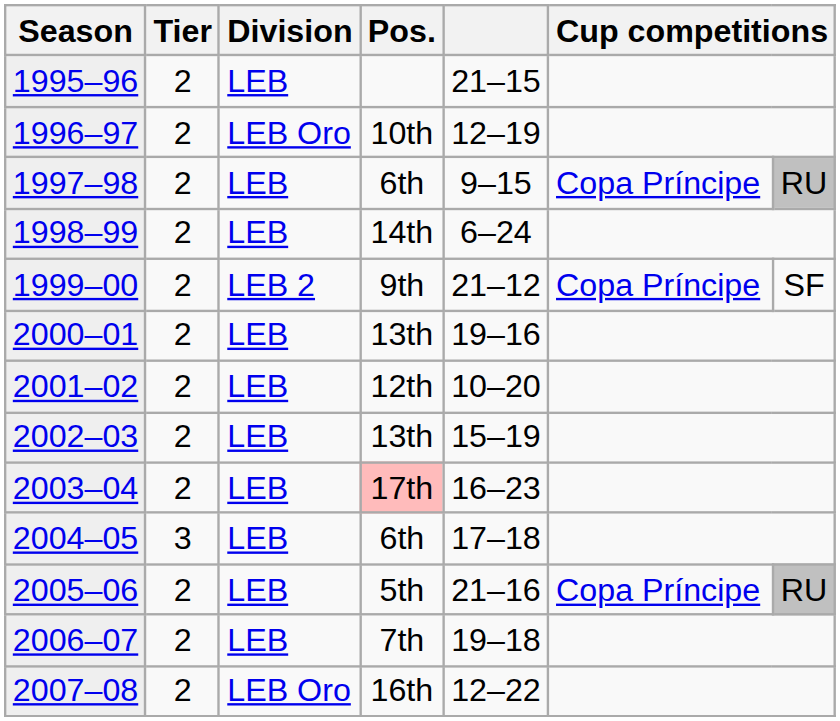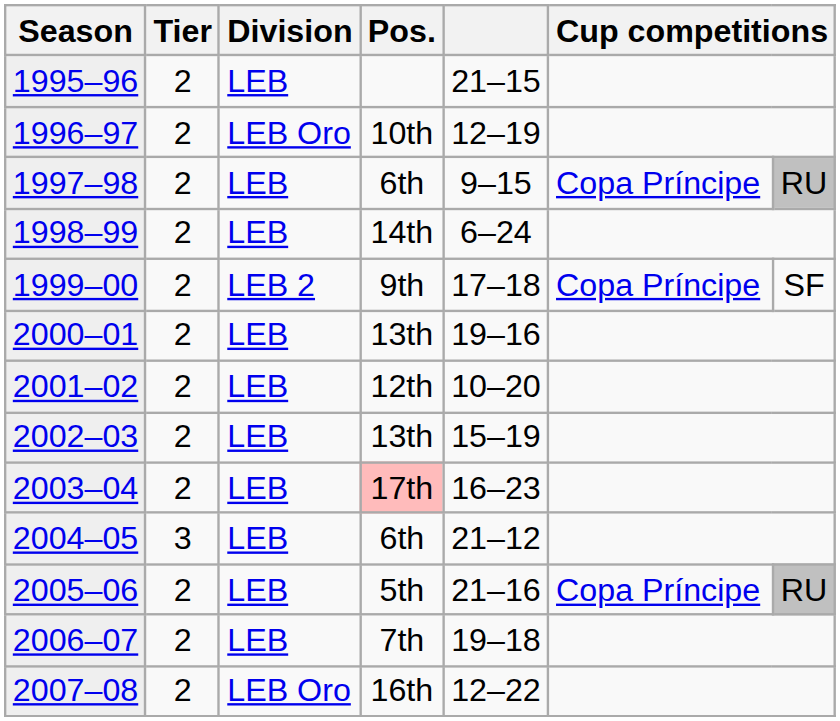(496, 284) 21–12 -> (496, 284) 17–18
(496, 538) 17–18 -> (496, 538) 21–12
